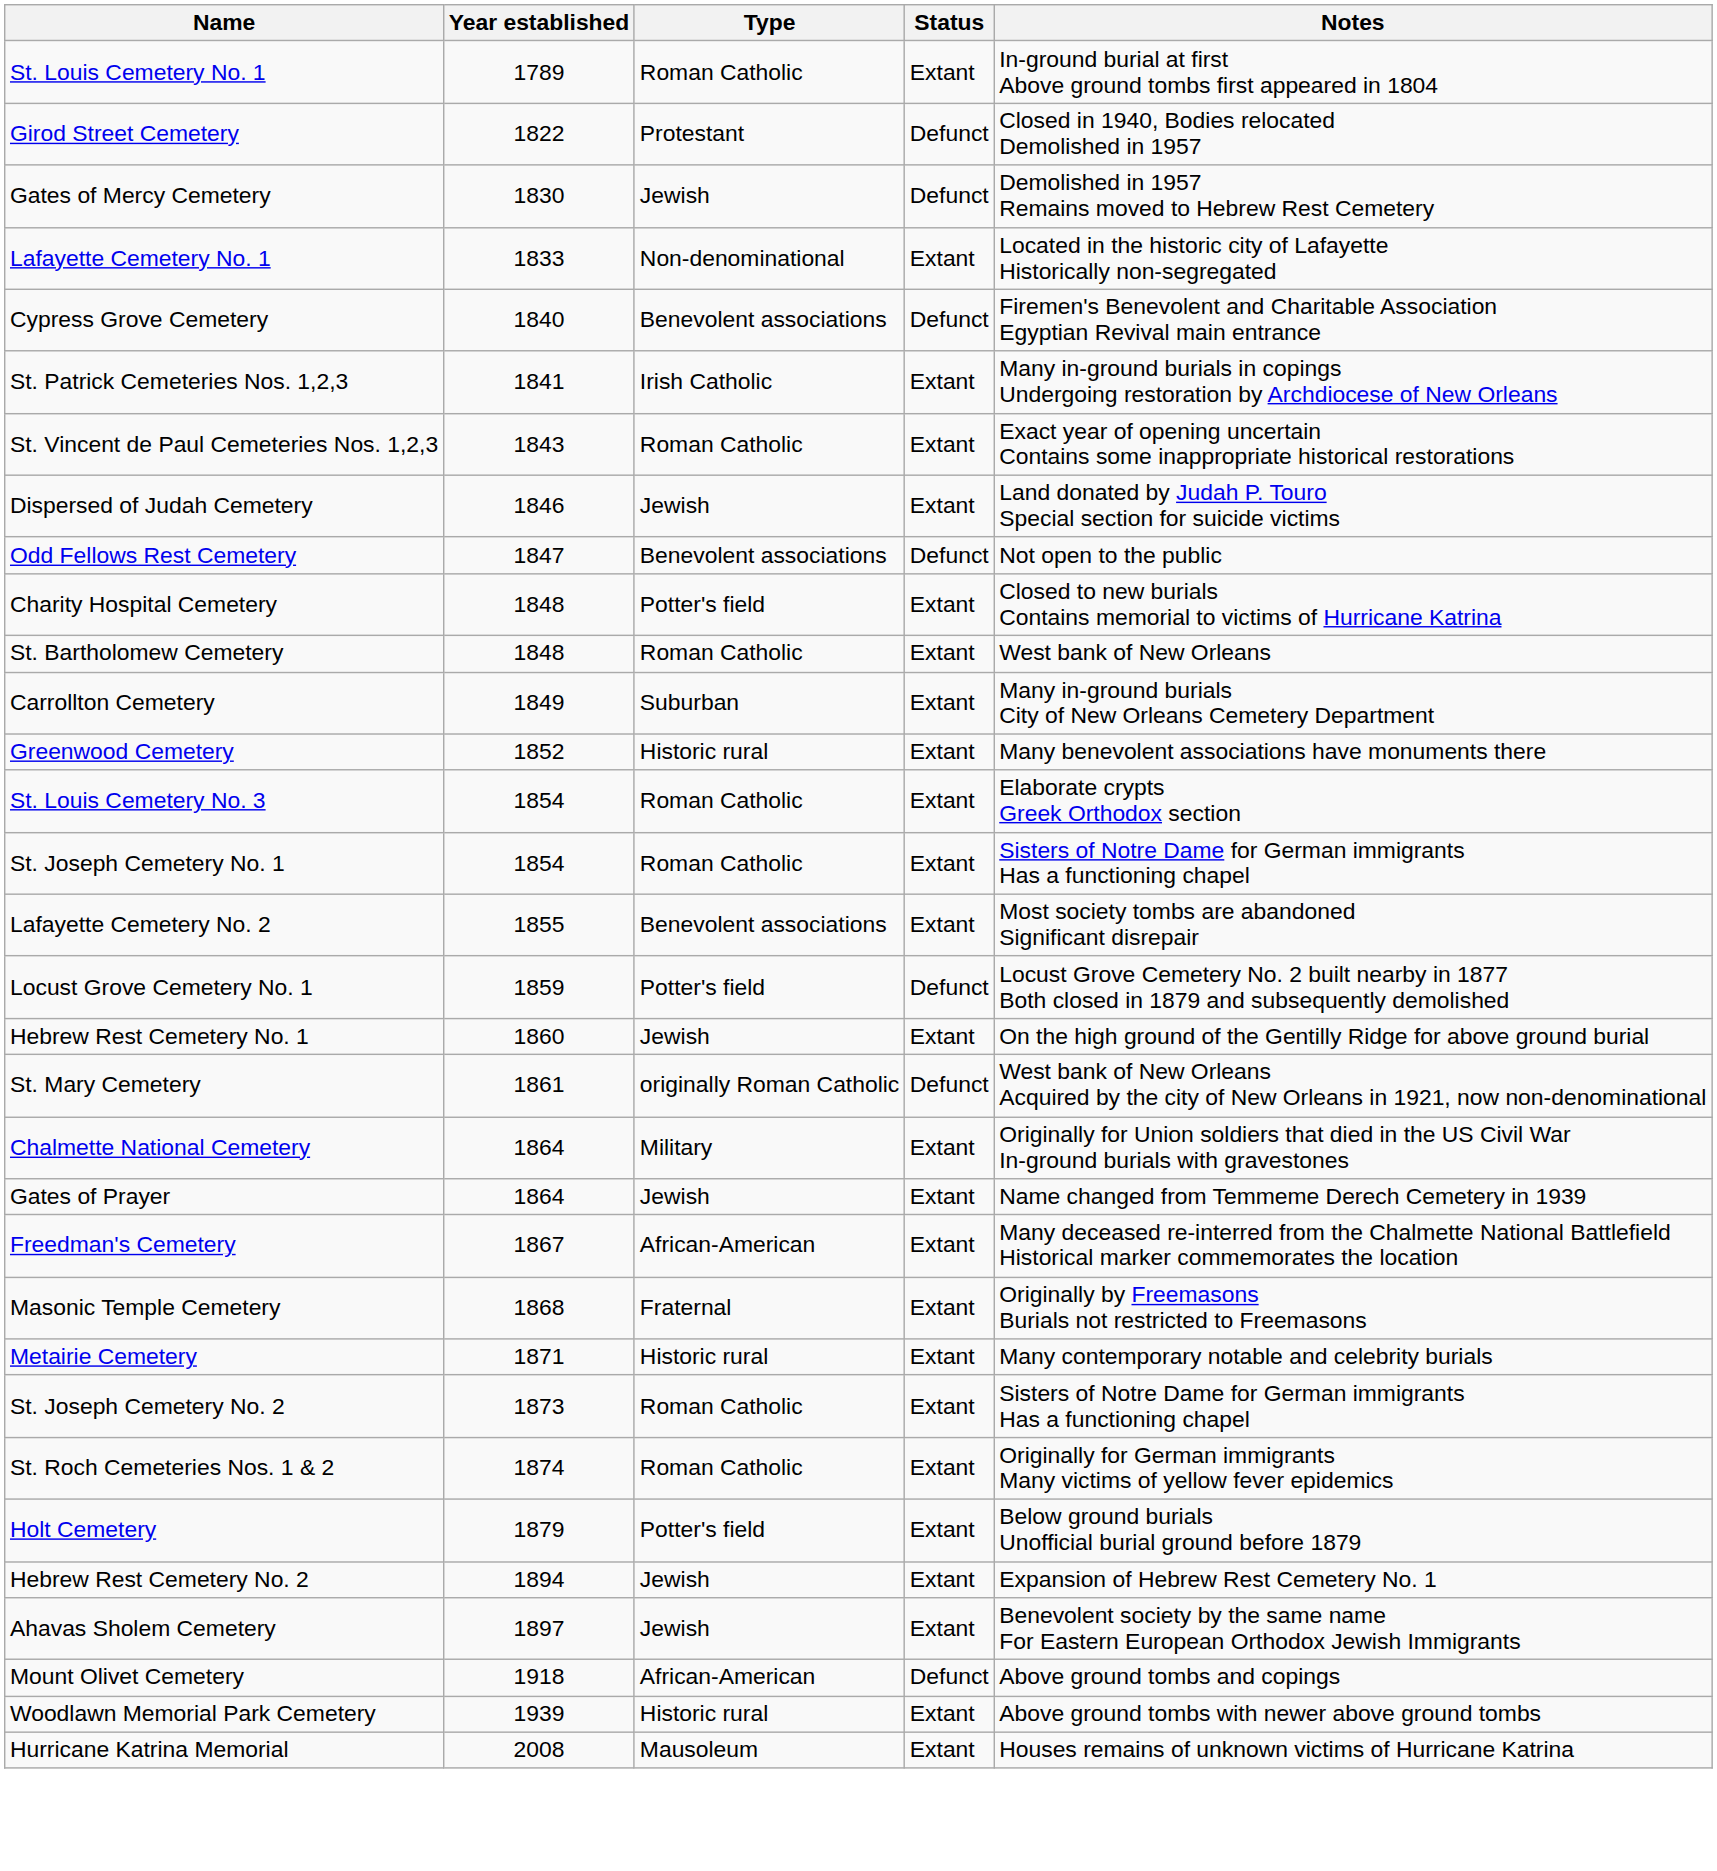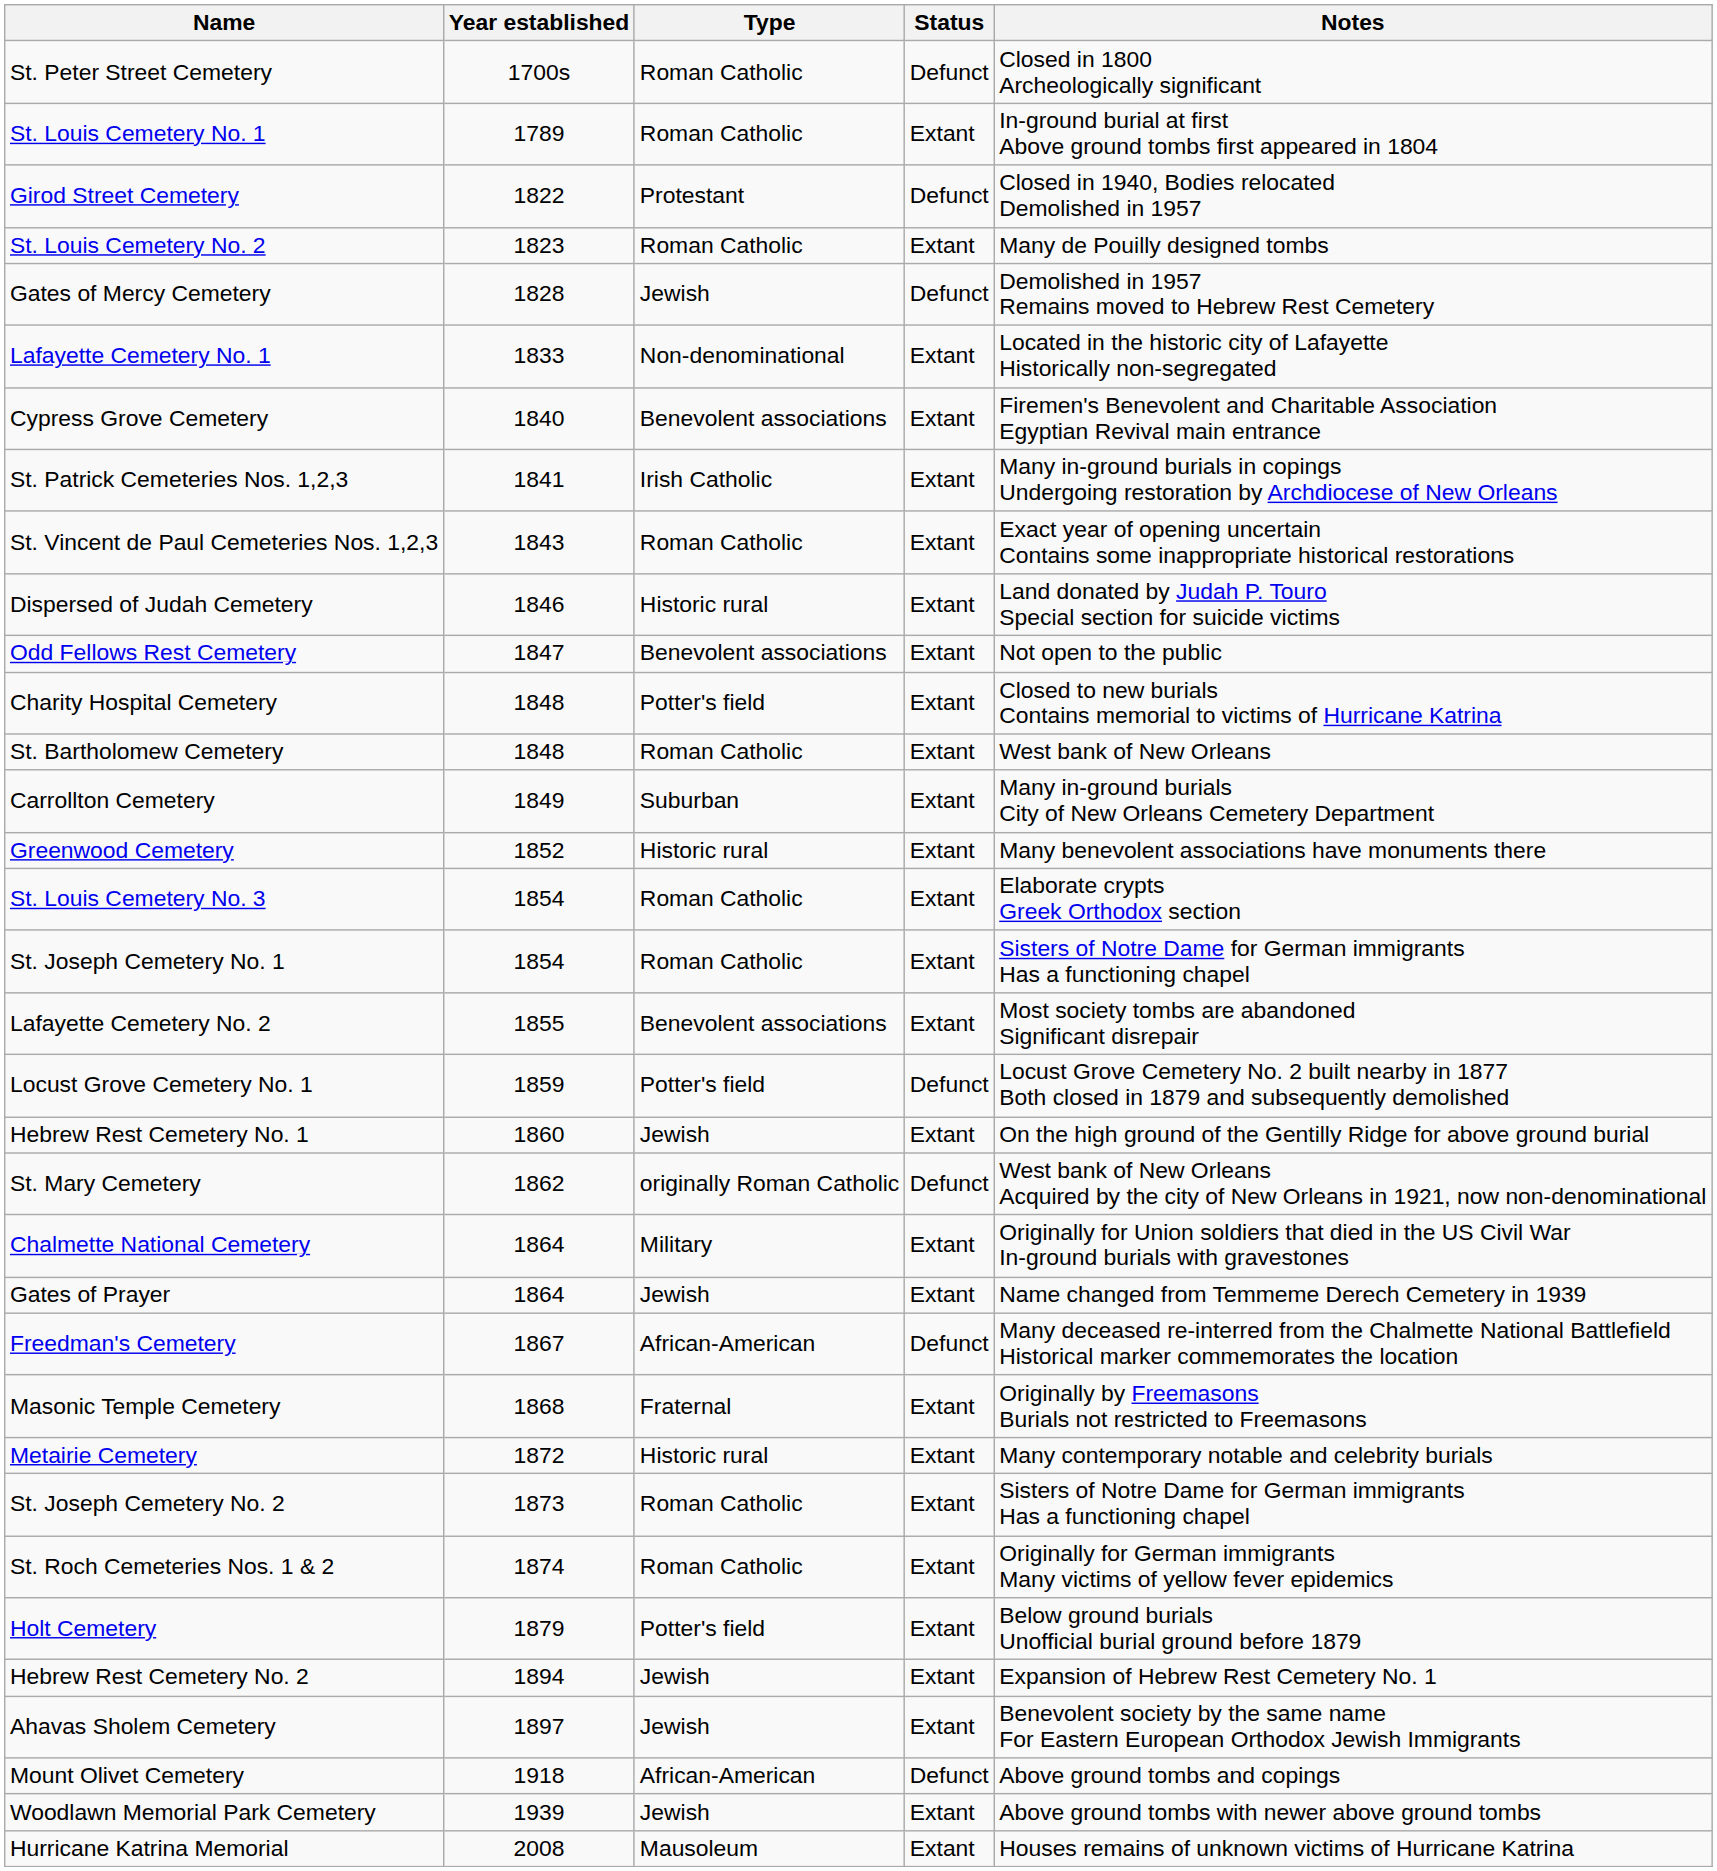+ row: (141, 71)
+ row: (138, 245)
(539, 195) 1830 -> (539, 294) 1828
(949, 319) Defunct -> (942, 418) Extant
(675, 505) Jewish -> (704, 604) Historic rural
(949, 555) Defunct -> (942, 653) Extant
(539, 1085) 1861 -> (539, 1183) 1862
(942, 1245) Extant -> (949, 1343) Defunct
(539, 1356) 1871 -> (539, 1455) 1872
(704, 1713) Historic rural -> (675, 1812) Jewish
